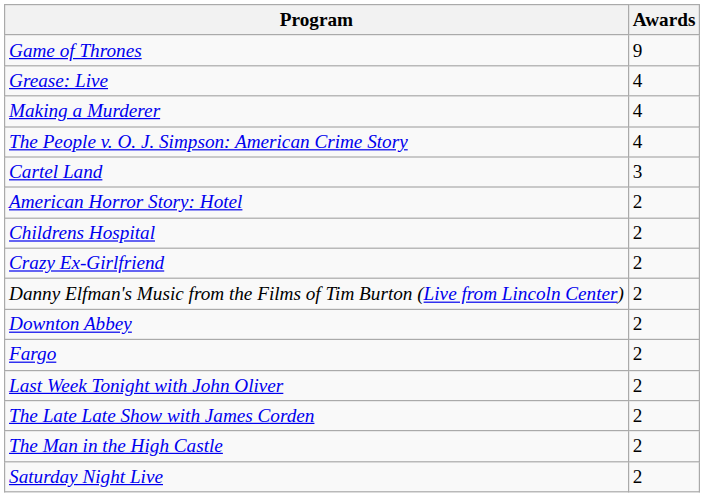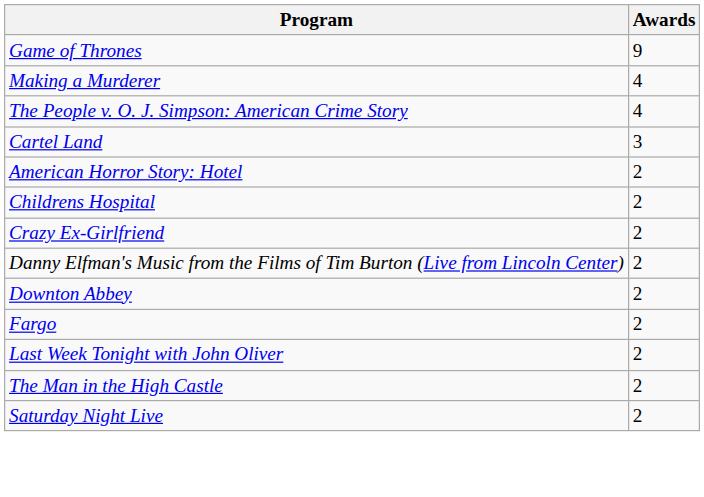- row: (59, 80)
- row: (162, 415)
